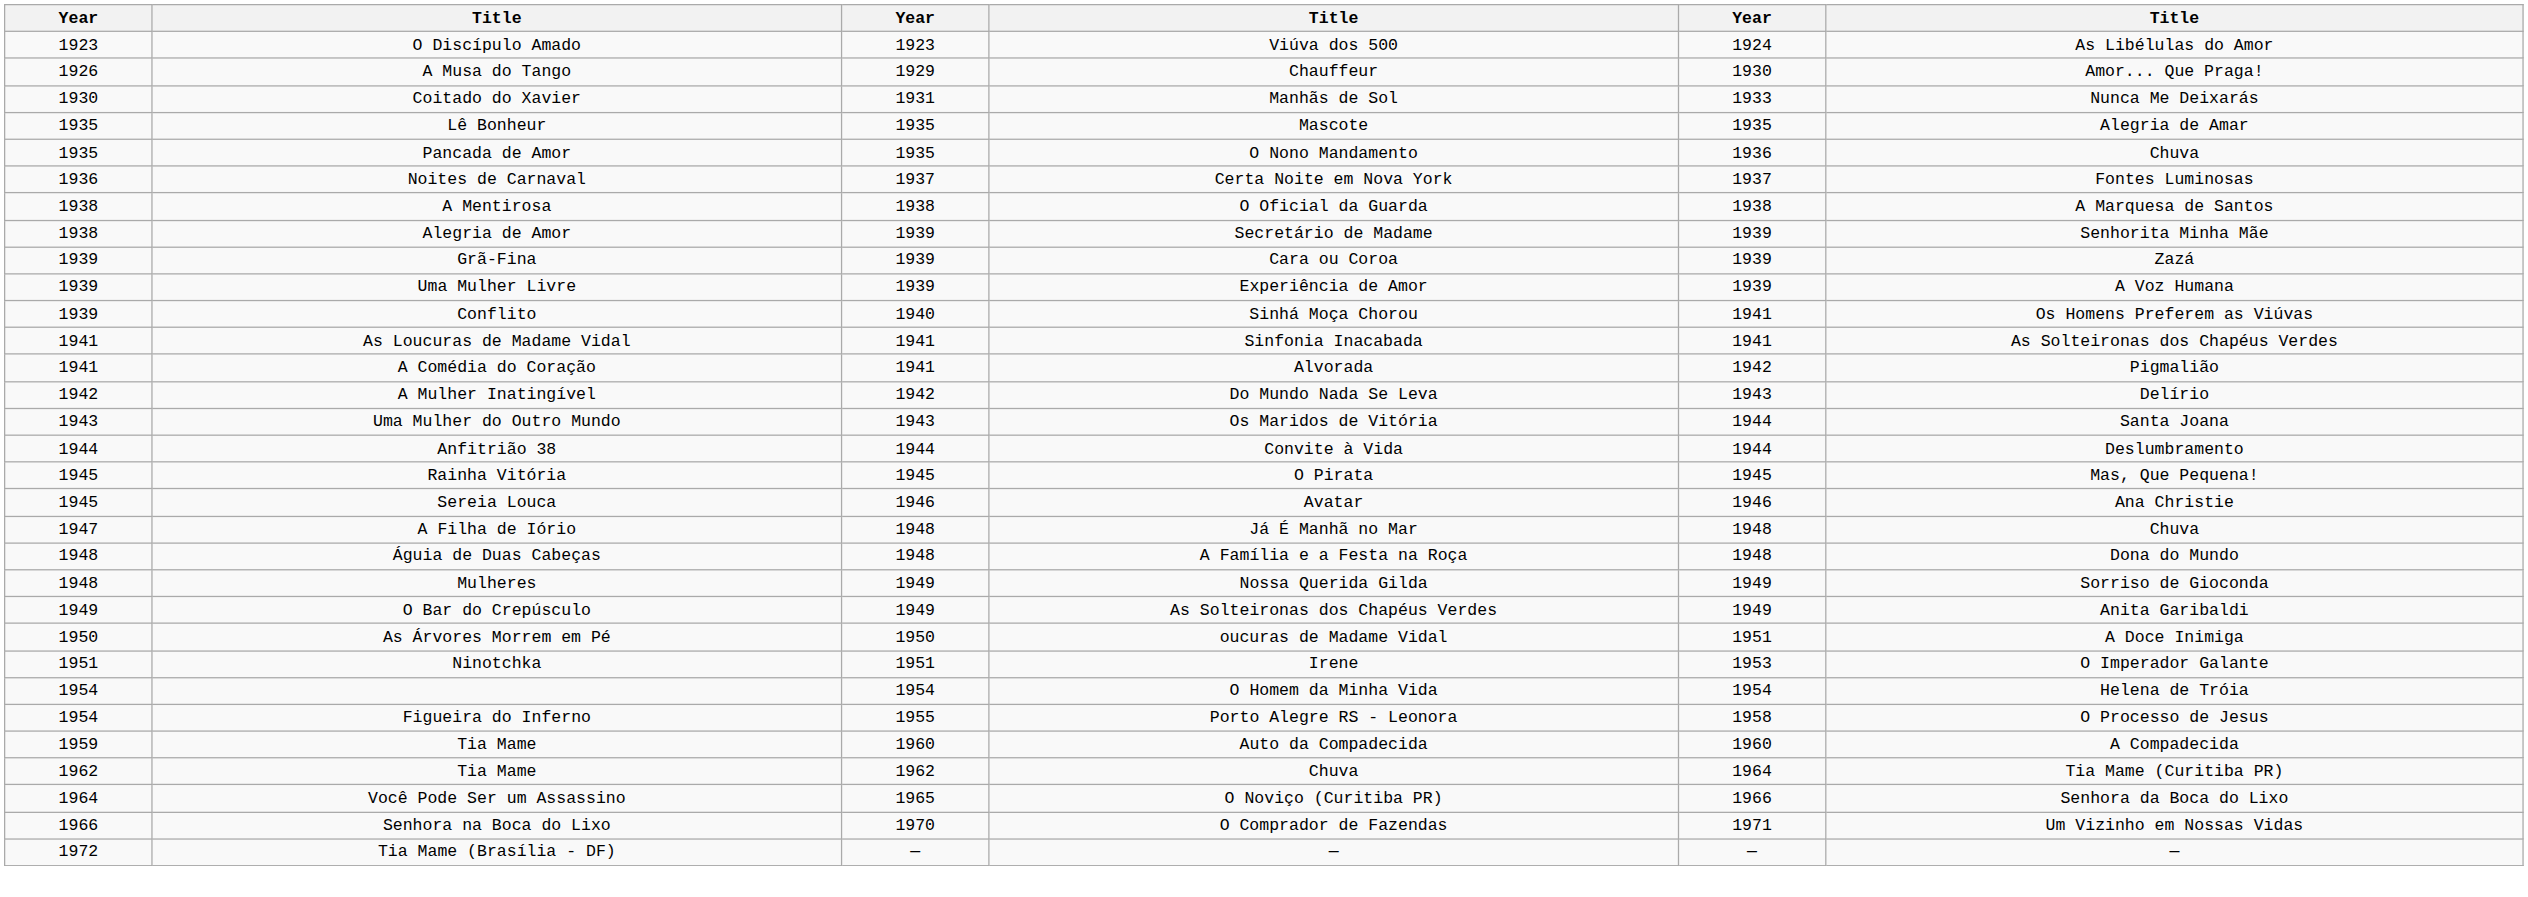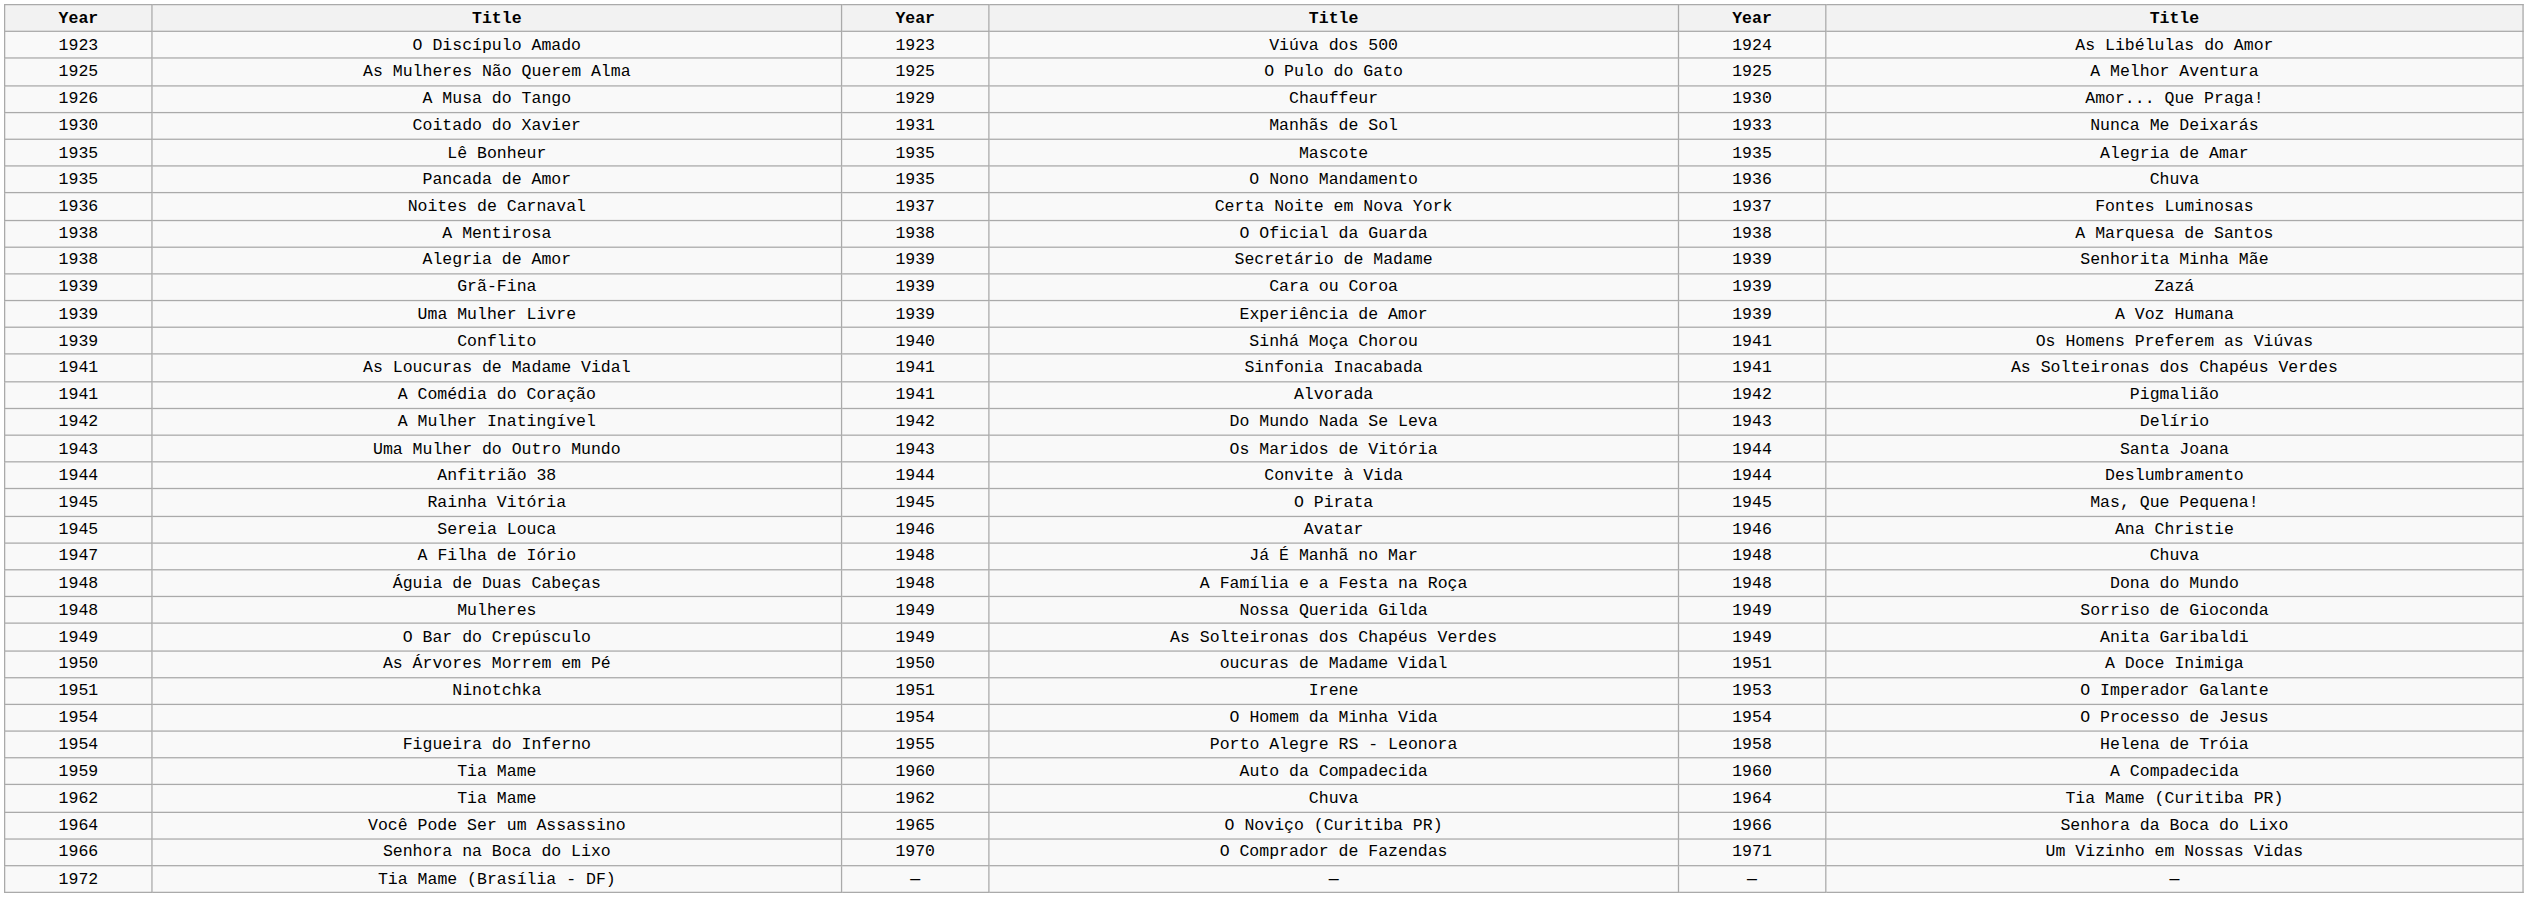+ row: (1334, 72)
(2174, 691) Helena de Tróia -> (2174, 718) O Processo de Jesus
(2174, 718) O Processo de Jesus -> (2174, 745) Helena de Tróia
